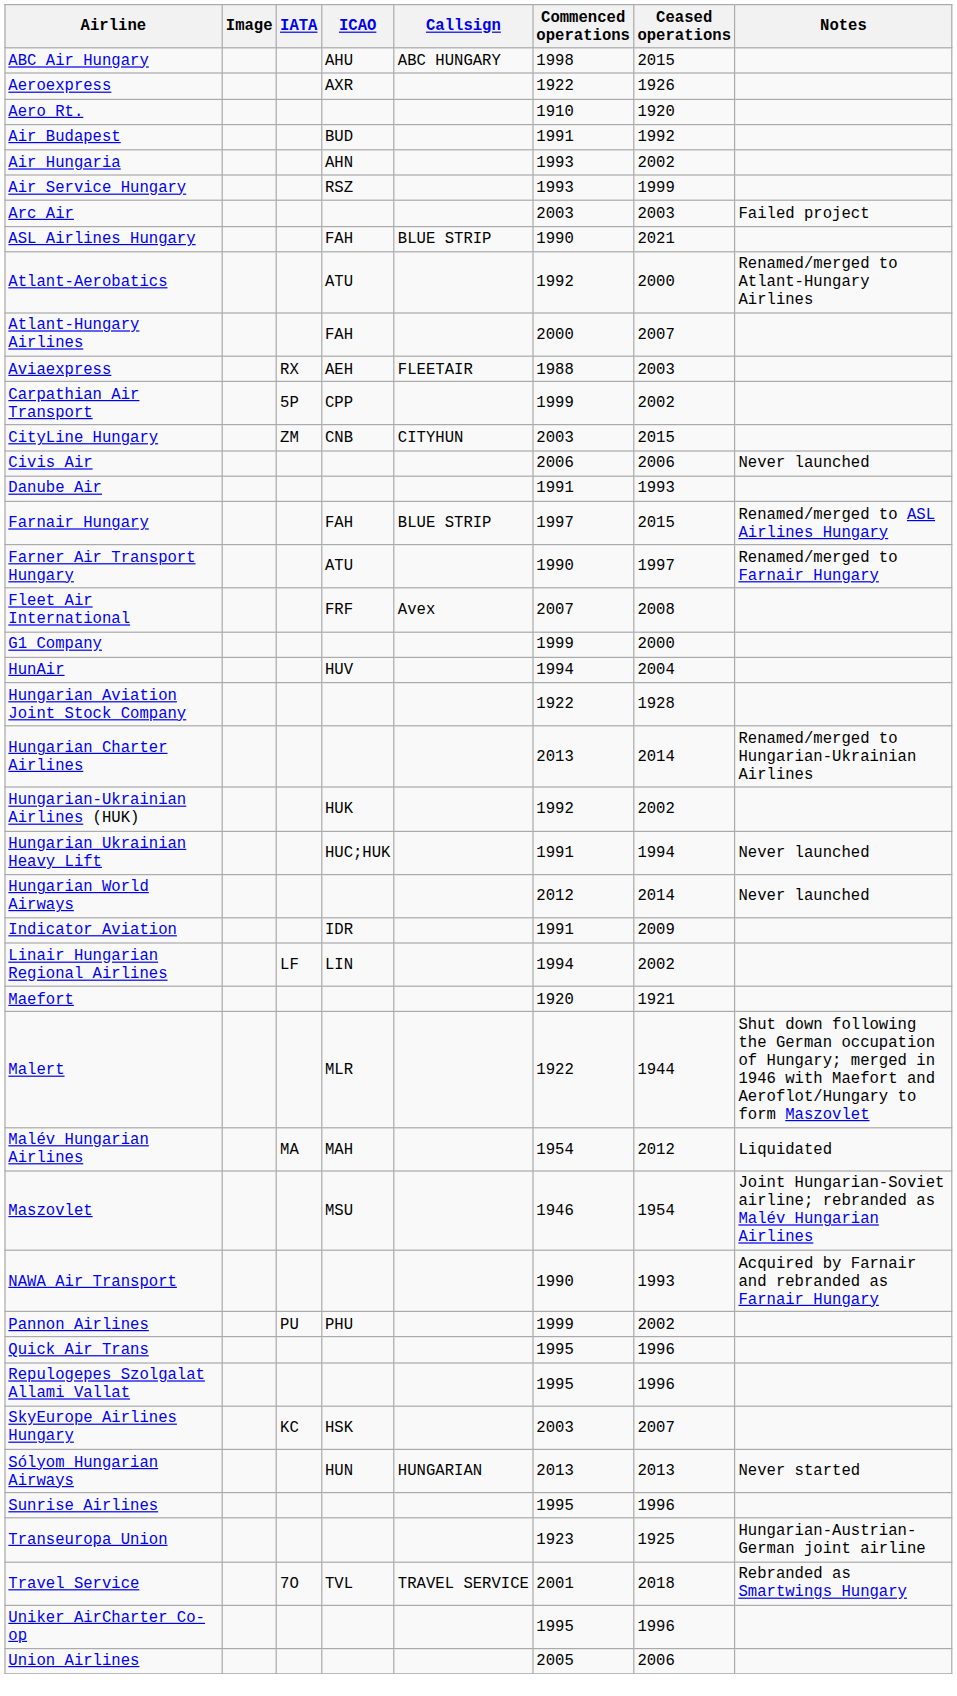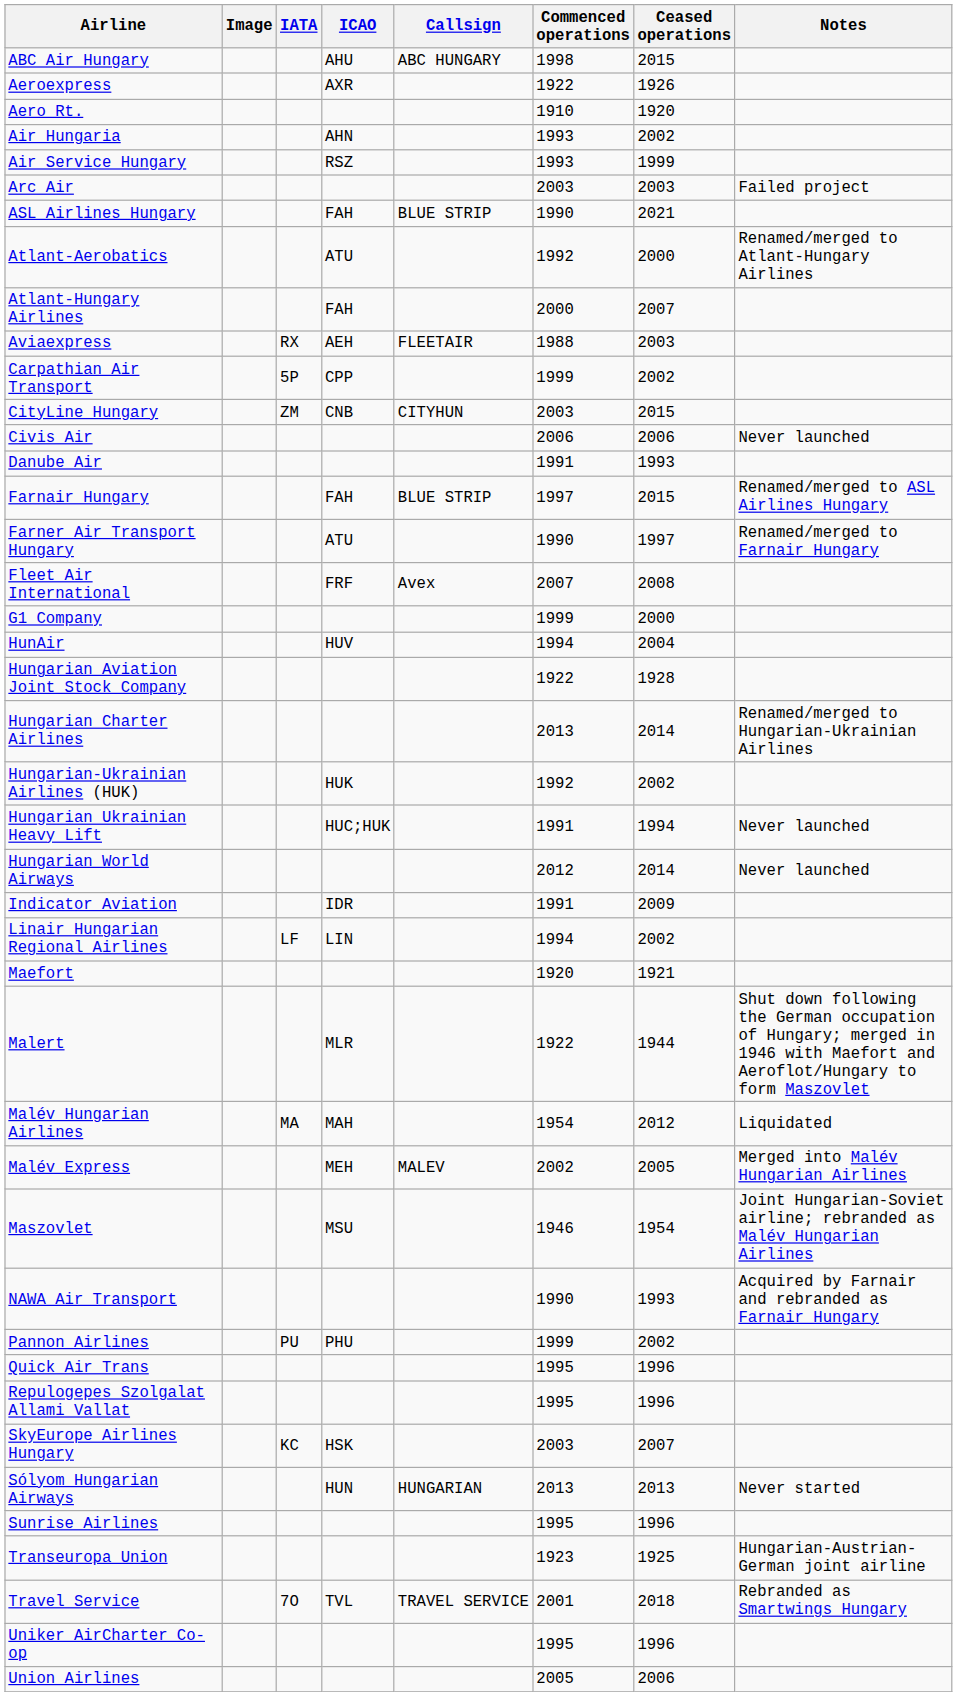- row: (65, 137)
+ row: (69, 1167)
